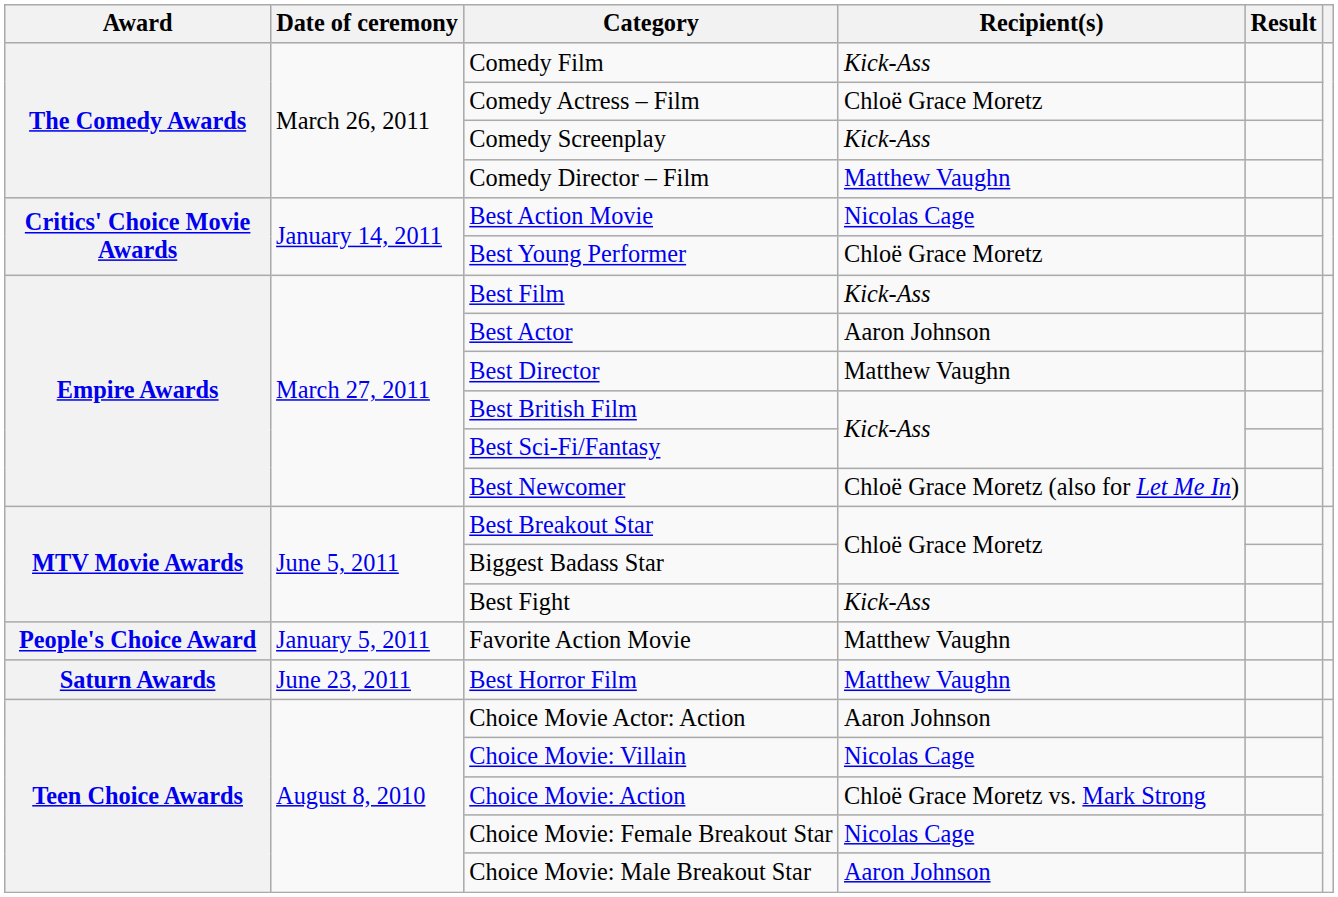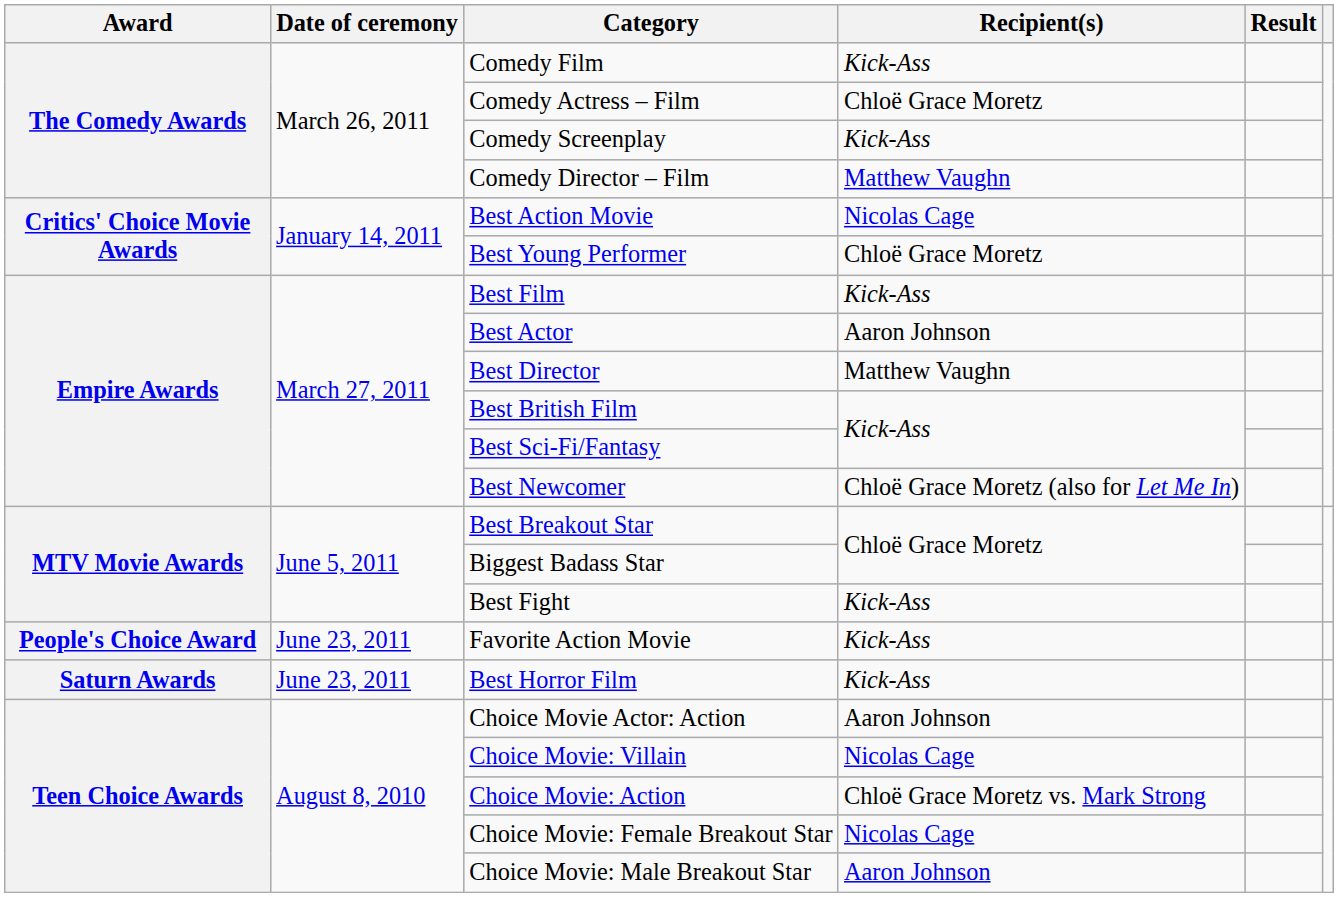(353, 640) January 5, 2011 -> (344, 640) June 23, 2011
(927, 640) Matthew Vaughn -> (887, 640) Kick-Ass
(927, 679) Matthew Vaughn -> (887, 679) Kick-Ass
